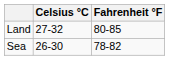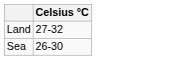- column: (128, 13)
